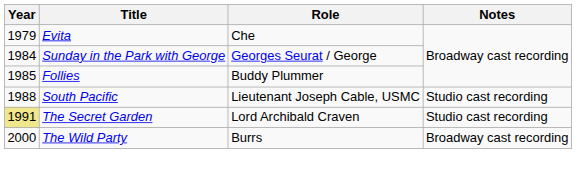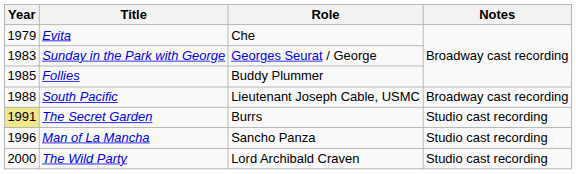(22, 55) 1984 -> (22, 55) 1983
(487, 96) Studio cast recording -> (497, 96) Broadway cast recording
(295, 117) Lord Archibald Craven -> (247, 117) Burrs
+ row: (96, 138)
(247, 138) Burrs -> (295, 158) Lord Archibald Craven
(497, 138) Broadway cast recording -> (487, 158) Studio cast recording
